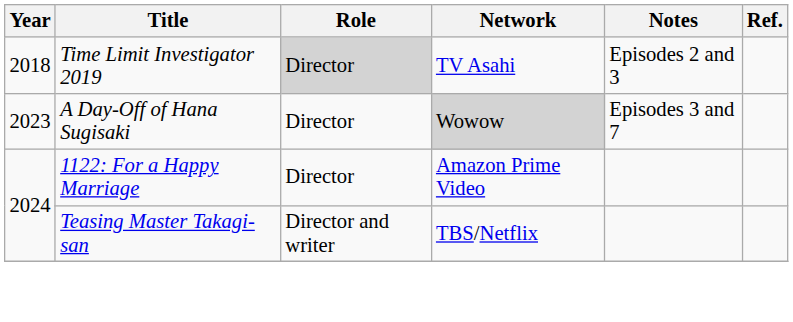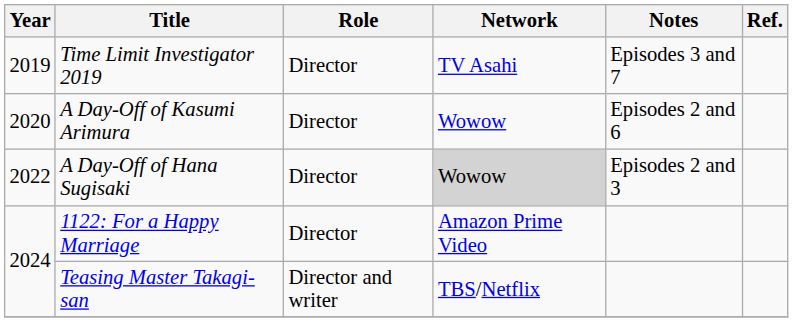(30, 65) 2018 -> (30, 65) 2019
(320, 65) lightgrey background -> (323, 65) no background
(672, 65) Episodes 2 and 3 -> (673, 65) Episodes 3 and 7
+ row: (147, 121)
(30, 121) 2023 -> (30, 177) 2022
(672, 121) Episodes 3 and 7 -> (673, 177) Episodes 2 and 3
